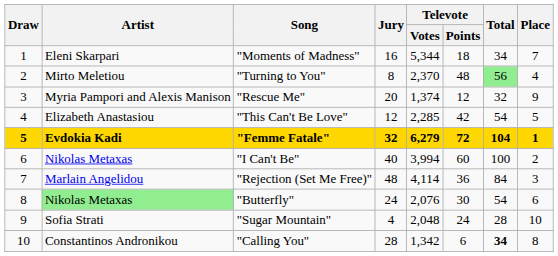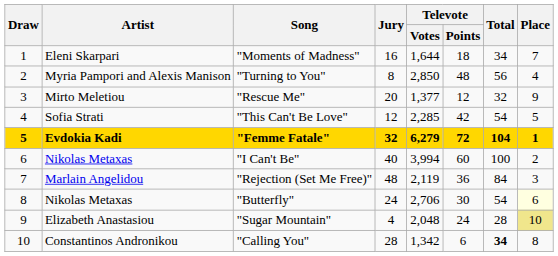(425, 55) 5,344 -> (425, 55) 1,644
(85, 76) Mirto Meletiou -> (138, 76) Myria Pampori and Alexis Manison
(425, 76) 2,370 -> (425, 76) 2,850
(500, 76) lightgreen background -> (500, 76) no background
(138, 96) Myria Pampori and Alexis Manison -> (85, 96) Mirto Meletiou
(425, 96) 1,374 -> (425, 96) 1,377
(99, 117) Elizabeth Anastasiou -> (74, 117) Sofia Strati
(425, 179) 4,114 -> (425, 179) 2,119
(89, 199) lightgreen background -> (89, 199) no background
(425, 199) 2,076 -> (425, 199) 2,706
(535, 199) no background -> (535, 199) lightyellow background
(74, 220) Sofia Strati -> (99, 220) Elizabeth Anastasiou
(535, 220) no background -> (535, 220) khaki background
